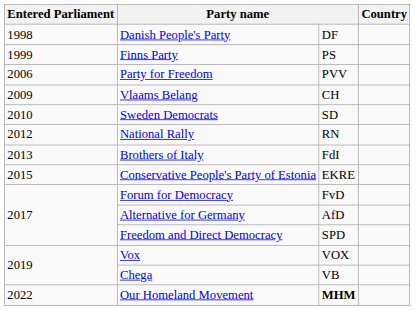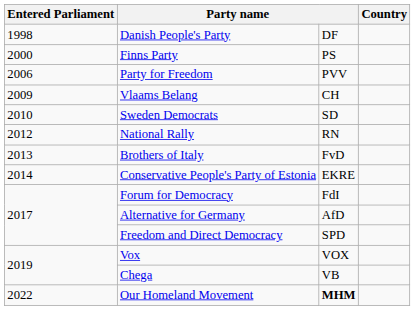(20, 54) 1999 -> (20, 54) 2000
(331, 154) FdI -> (333, 154) FvD
(20, 174) 2015 -> (20, 174) 2014
(333, 194) FvD -> (331, 194) FdI
